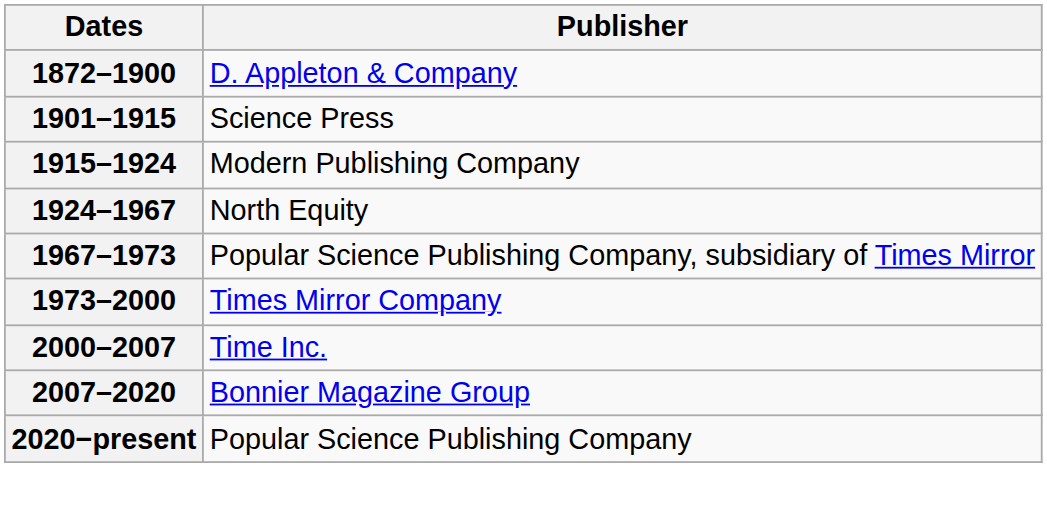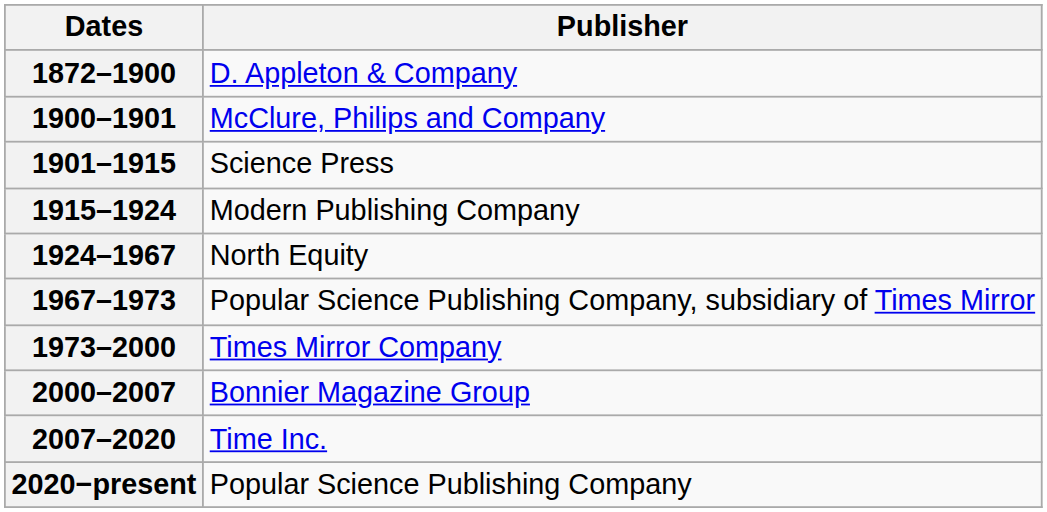+ row: (104, 118)
(268, 347) Time Inc. -> (370, 392) Bonnier Magazine Group
(370, 392) Bonnier Magazine Group -> (268, 438) Time Inc.
